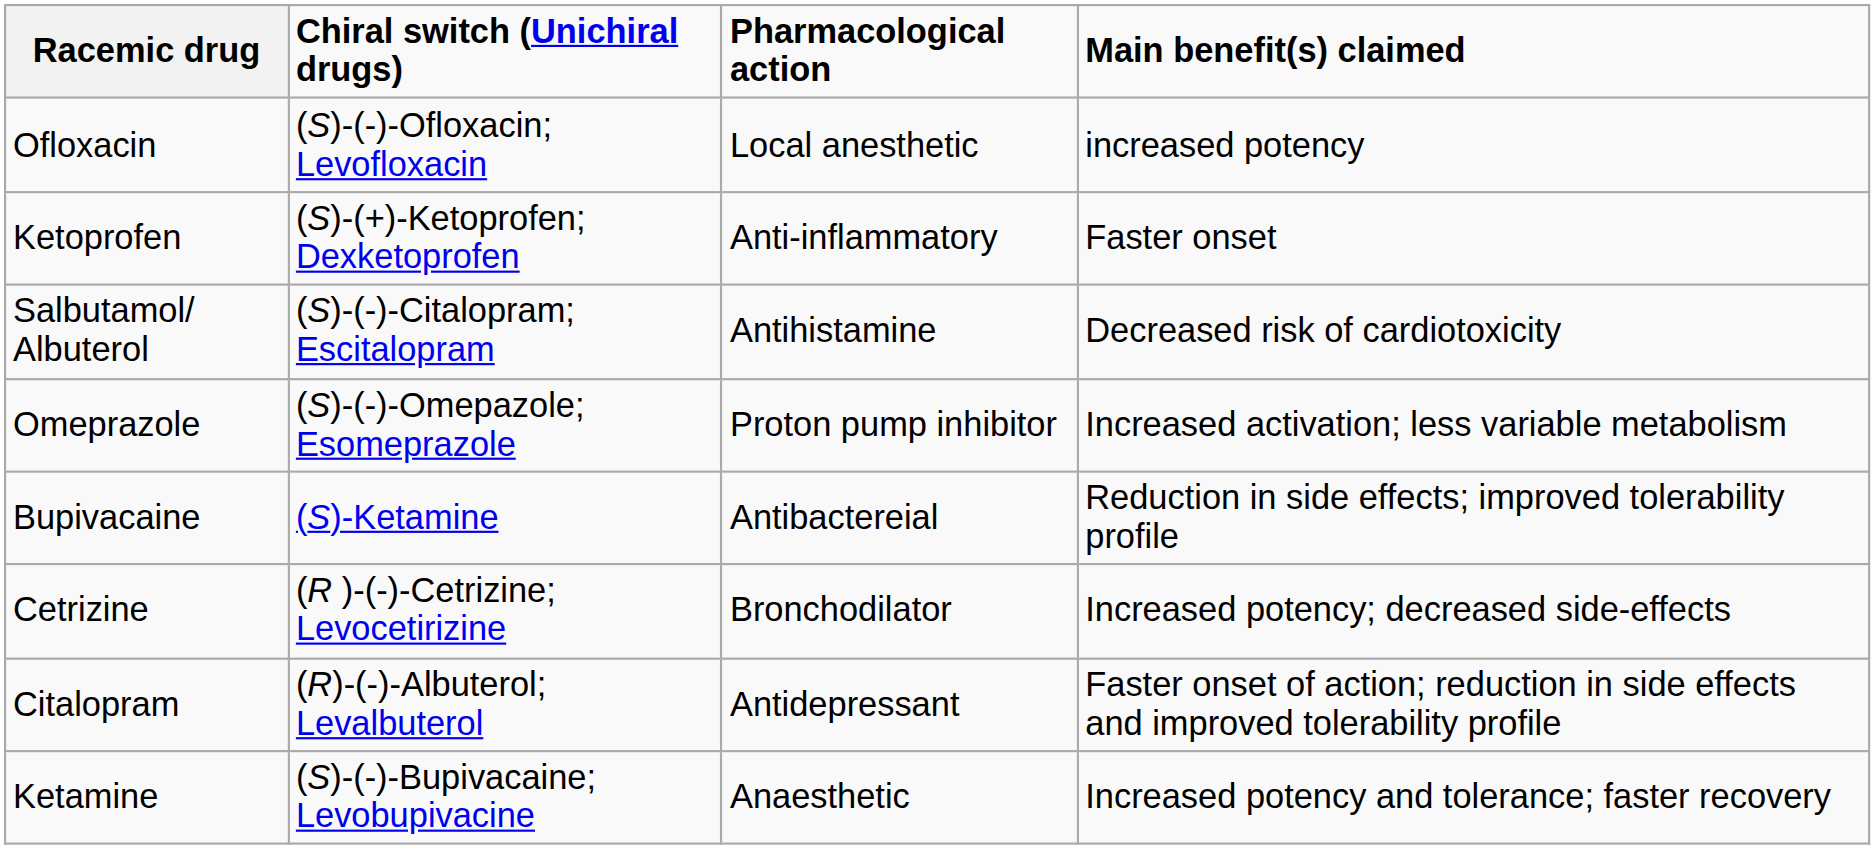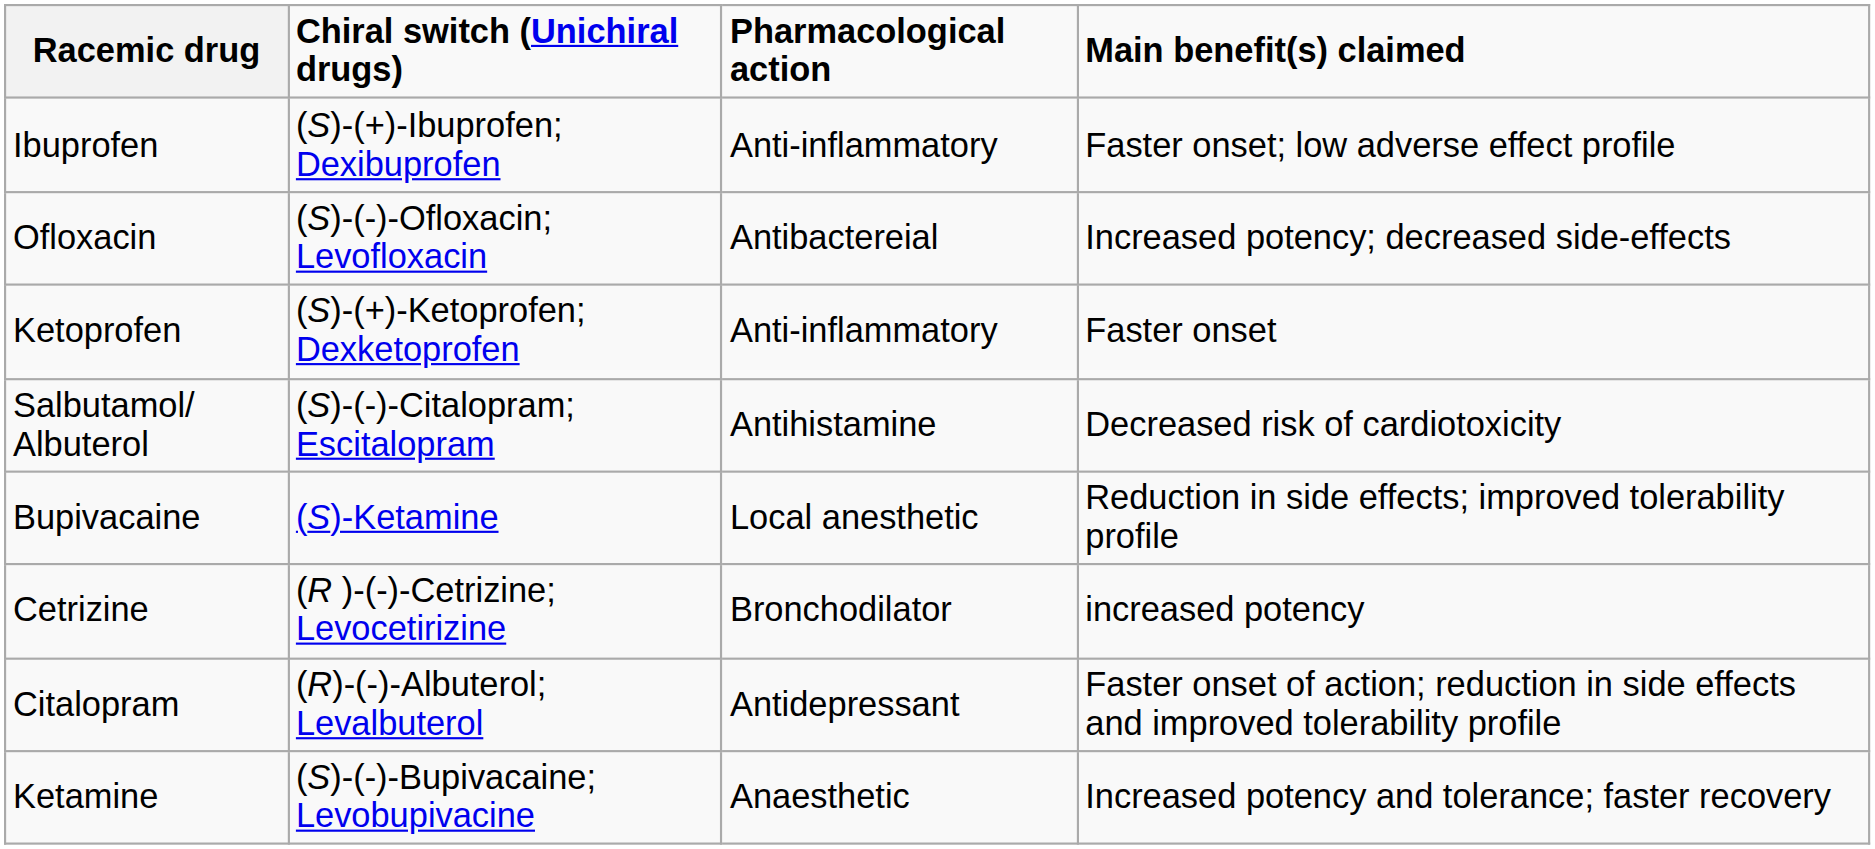+ row: (86, 144)
(854, 144) Local anesthetic -> (834, 237) Antibactereial
(1225, 144) increased potency -> (1408, 237) Increased potency; decreased side-effects
- row: (107, 424)
(834, 517) Antibactereial -> (854, 517) Local anesthetic
(1408, 610) Increased potency; decreased side-effects -> (1225, 610) increased potency
